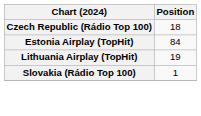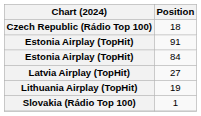+ row: (175, 42)
+ row: (175, 73)
